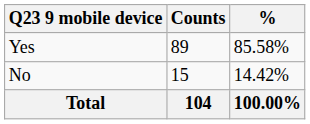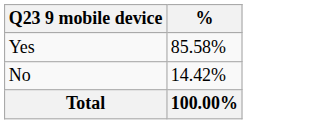- column: (198, 18)
